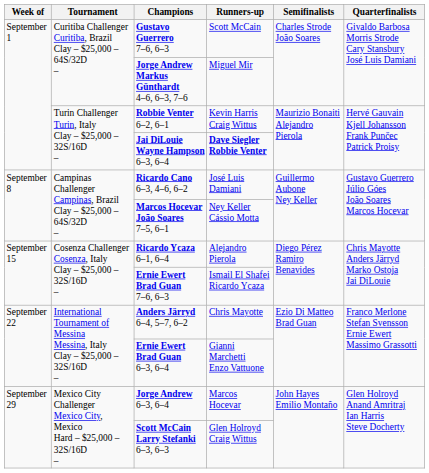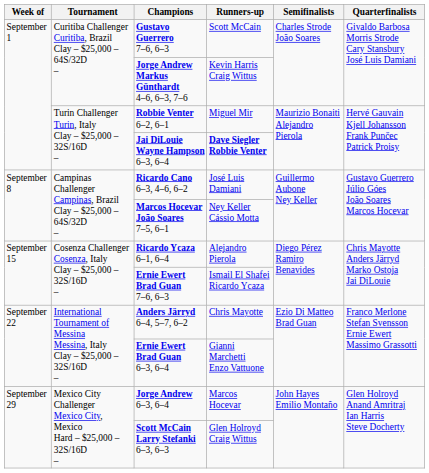(231, 64) Miguel Mir -> (233, 70) Kevin Harris Craig Wittus
(233, 119) Kevin Harris Craig Wittus -> (231, 113) Miguel Mir
